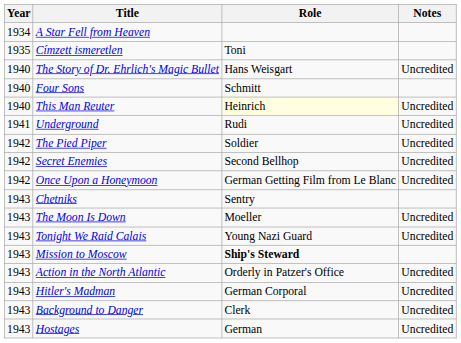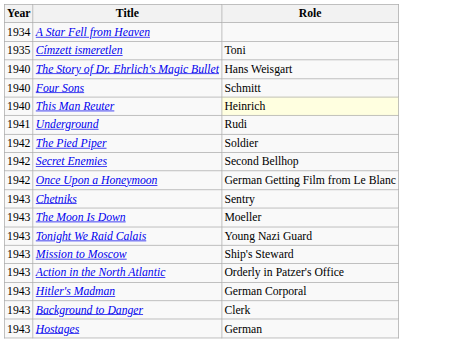- column: (427, 13)
(262, 254) bold -> (259, 254) normal
